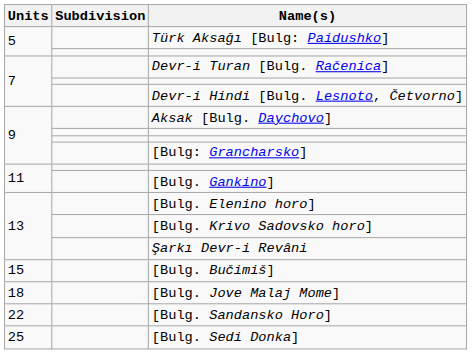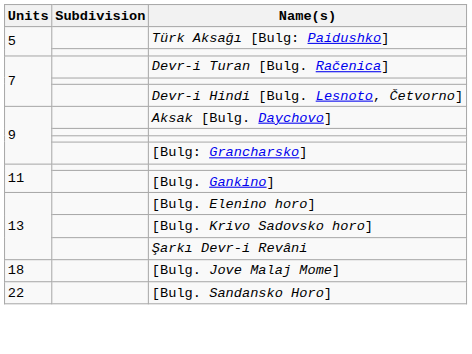- row: (16, 271)
- row: (16, 337)
